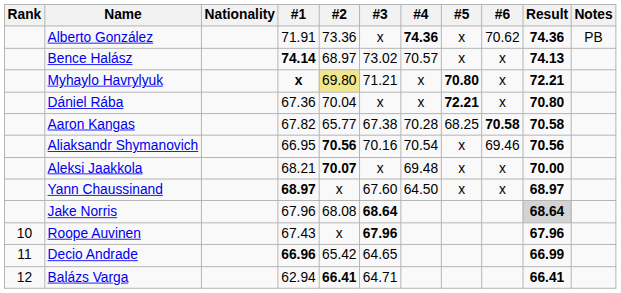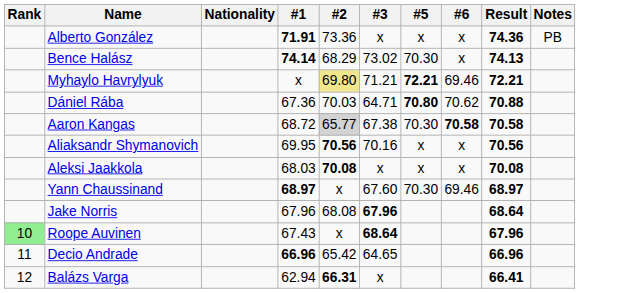- column: (421, 15)
(299, 37) normal -> (299, 37) bold
(502, 37) 70.62 -> (462, 37) x
(339, 59) 68.97 -> (339, 59) 68.29
(462, 59) x -> (421, 59) 70.30
(299, 80) bold -> (299, 80) normal
(462, 80) 70.80 -> (421, 80) 72.21
(502, 80) x -> (462, 80) 69.46
(339, 102) 70.04 -> (339, 102) 70.03
(380, 102) x -> (380, 102) 64.71
(462, 102) 72.21 -> (421, 102) 70.80
(502, 102) x -> (462, 102) 70.62
(547, 102) 70.80 -> (506, 102) 70.88
(299, 124) 67.82 -> (299, 124) 68.72
(339, 124) no background -> (339, 124) lightgrey background
(462, 124) 68.25 -> (421, 124) 70.30
(299, 146) 66.95 -> (299, 146) 69.95
(502, 146) 69.46 -> (462, 146) x
(299, 168) 68.21 -> (299, 168) 68.03
(339, 168) 70.07 -> (339, 168) 70.08
(547, 168) 70.00 -> (506, 168) 70.08
(462, 189) x -> (421, 189) 70.30
(502, 189) x -> (462, 189) 69.46
(380, 211) 68.64 -> (380, 211) 67.96
(547, 211) lightgrey background -> (506, 211) no background
(24, 233) no background -> (24, 233) lightgreen background
(380, 233) 67.96 -> (380, 233) 68.64
(547, 255) 66.99 -> (506, 255) 66.96
(339, 277) 66.41 -> (339, 277) 66.31
(380, 277) 64.71 -> (380, 277) x
